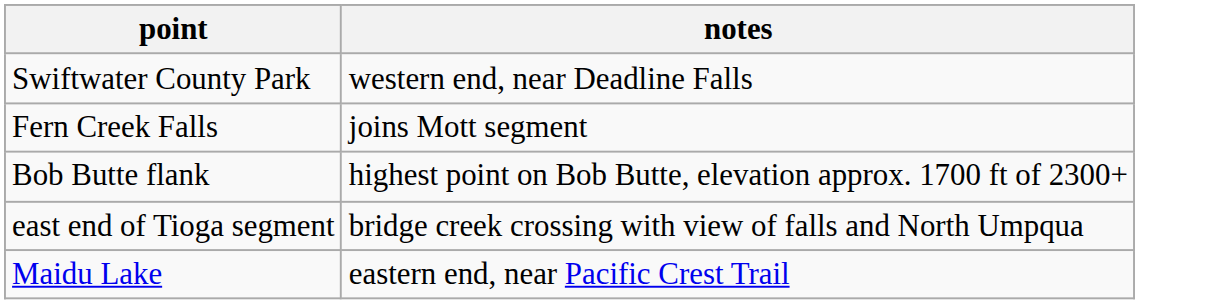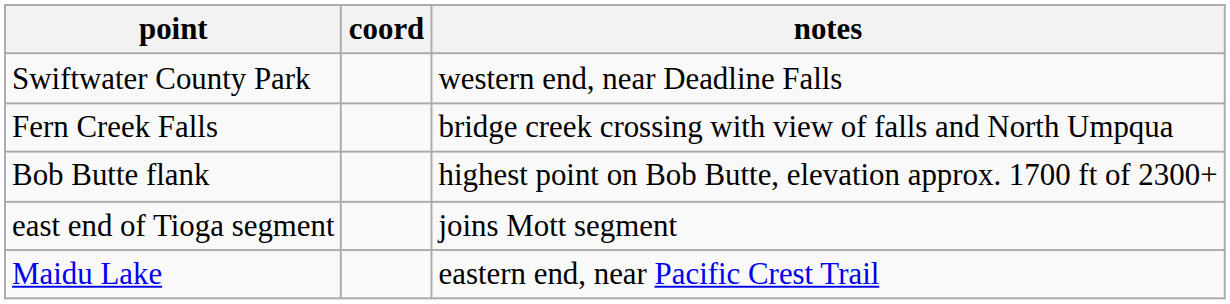+ column: (387, 28)
(468, 126) joins Mott segment -> (806, 126) bridge creek crossing with view of falls and North Umpqua
(716, 224) bridge creek crossing with view of falls and North Umpqua -> (558, 224) joins Mott segment
